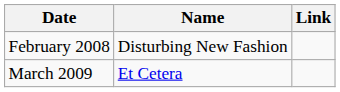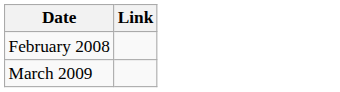- column: (203, 18)
